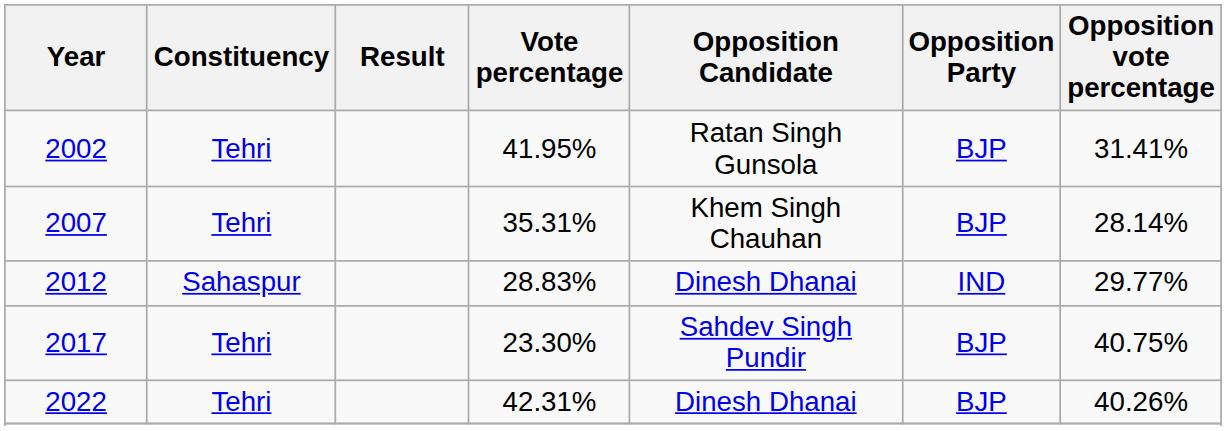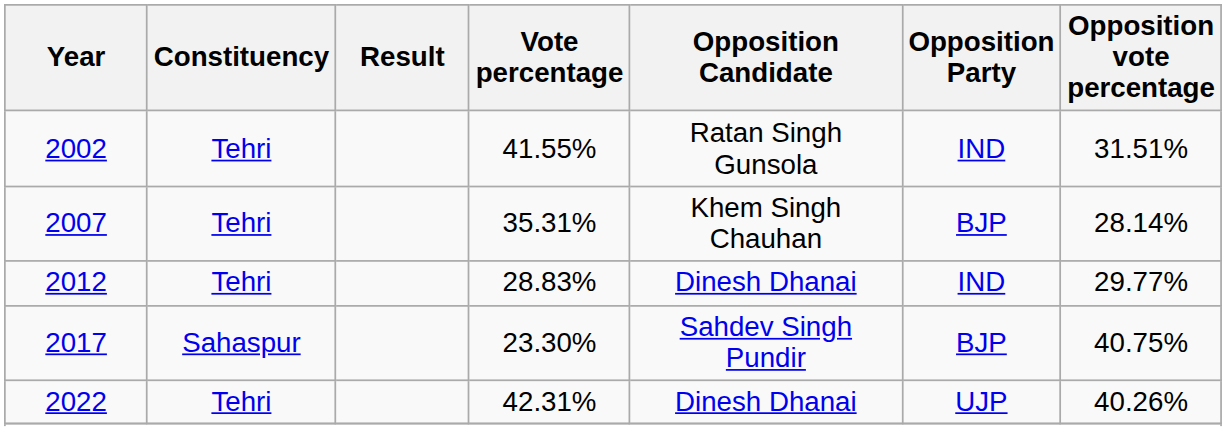(550, 148) 41.95% -> (550, 148) 41.55%
(981, 148) BJP -> (981, 148) IND
(1141, 148) 31.41% -> (1141, 148) 31.51%
(241, 282) Sahaspur -> (241, 282) Tehri
(241, 342) Tehri -> (241, 342) Sahaspur
(981, 401) BJP -> (981, 401) UJP
